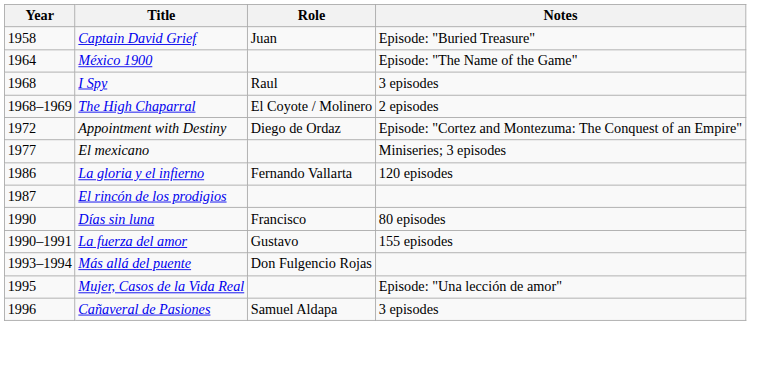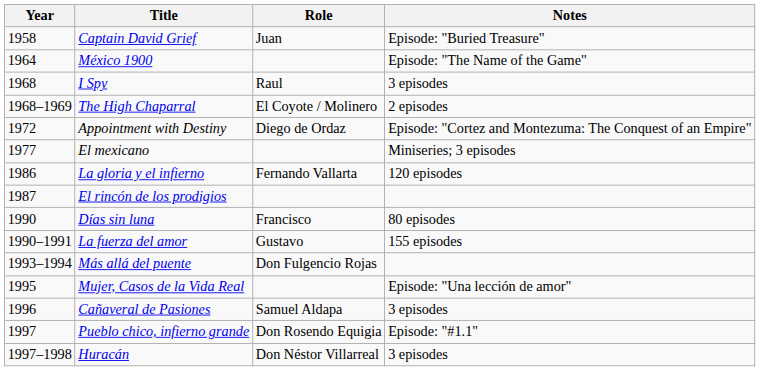+ row: (164, 331)
+ row: (104, 354)
